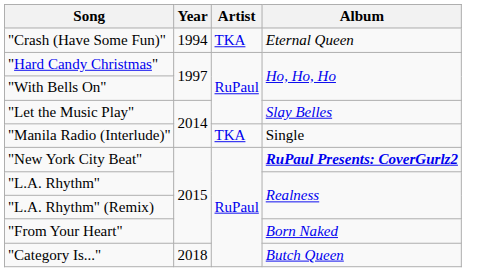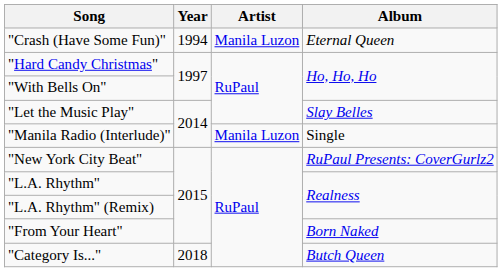(230, 40) TKA -> (257, 40) Manila Luzon
(230, 135) TKA -> (257, 135) Manila Luzon
(362, 159) bold -> (400, 159) normal
